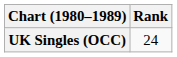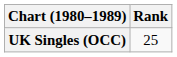(151, 39) 24 -> (151, 39) 25
